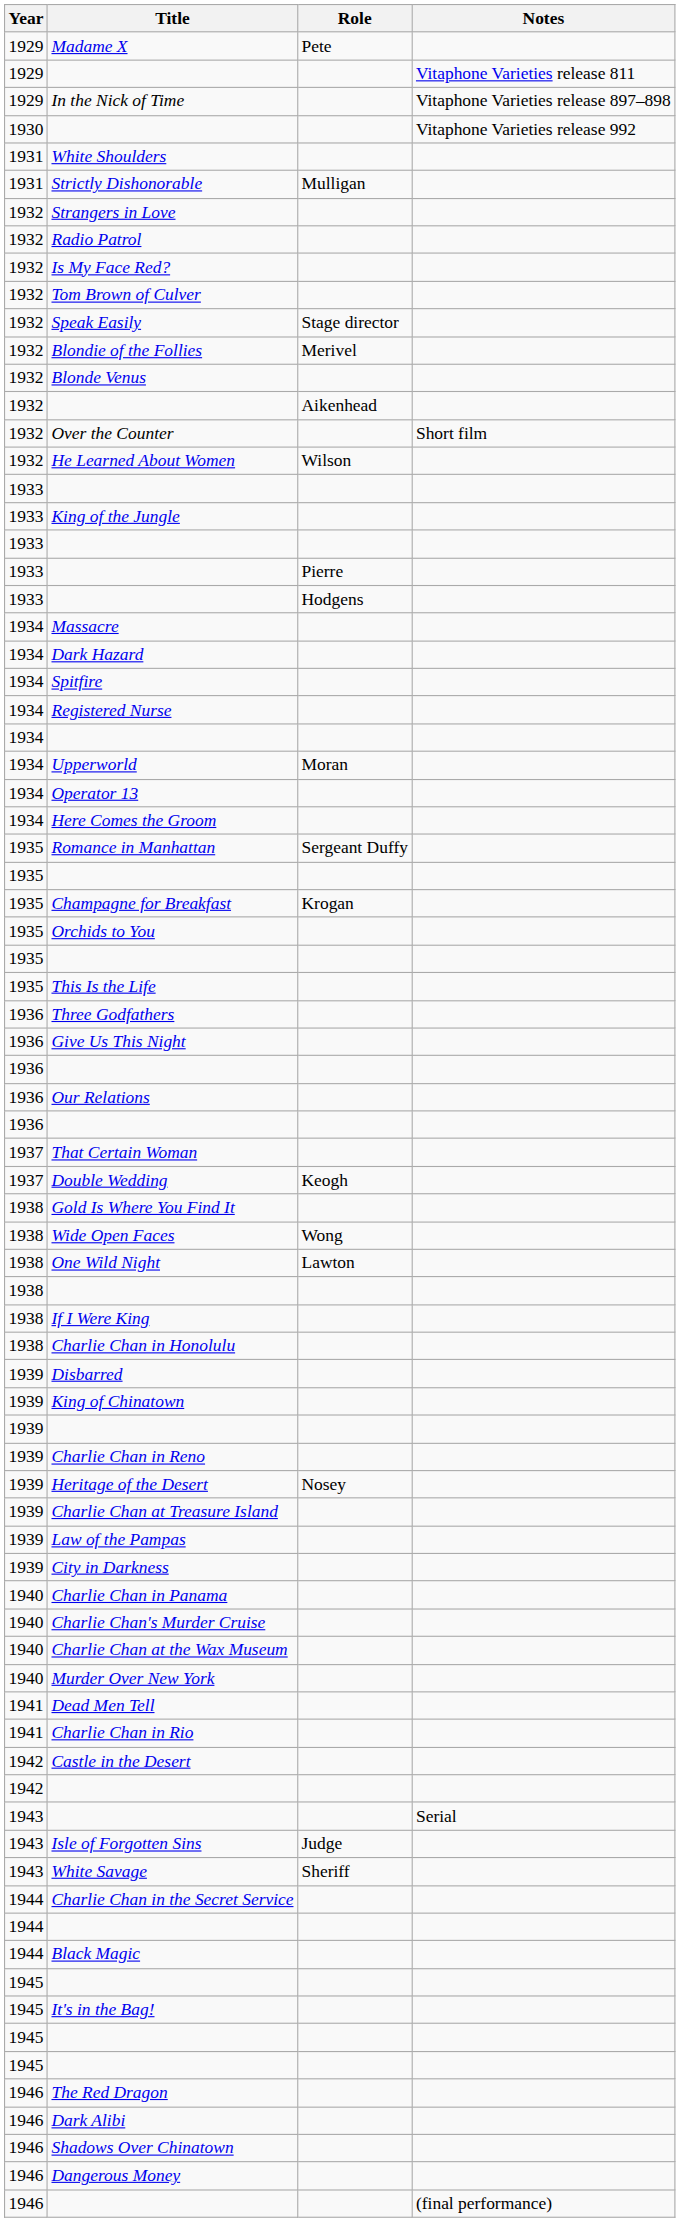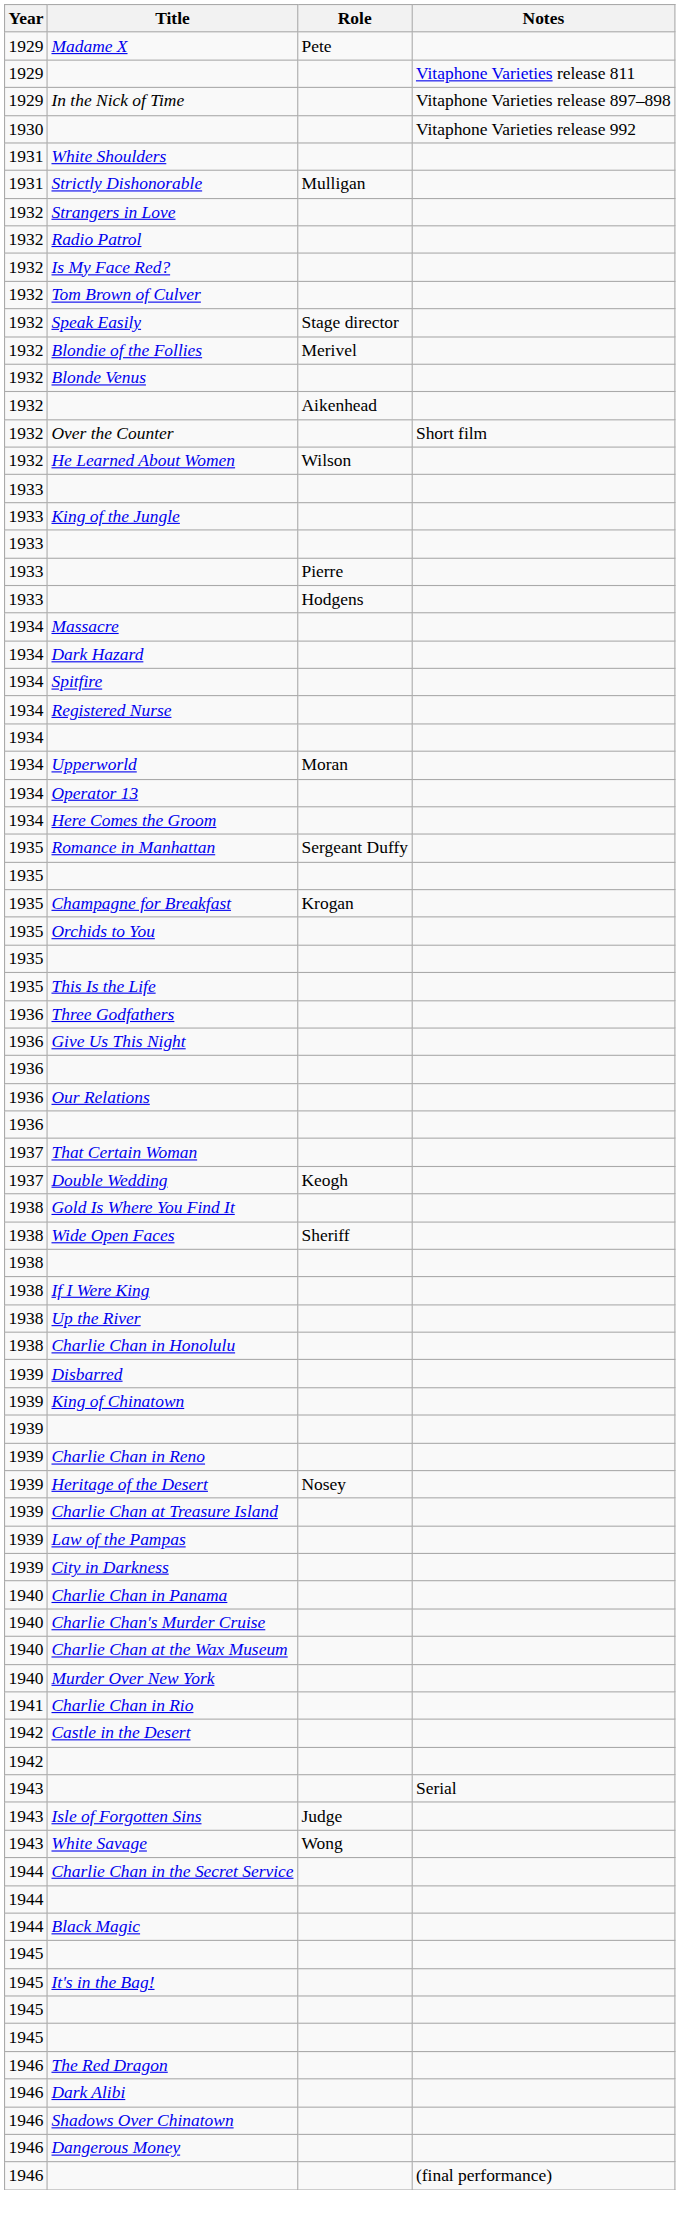(322, 1235) Wong -> (326, 1235) Sheriff
- row: (26, 1262)
+ row: (26, 1318)
- row: (26, 1705)
(326, 1871) Sheriff -> (322, 1843) Wong
